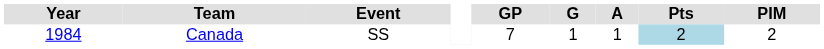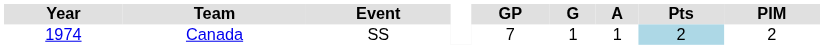(63, 34) 1984 -> (63, 34) 1974
